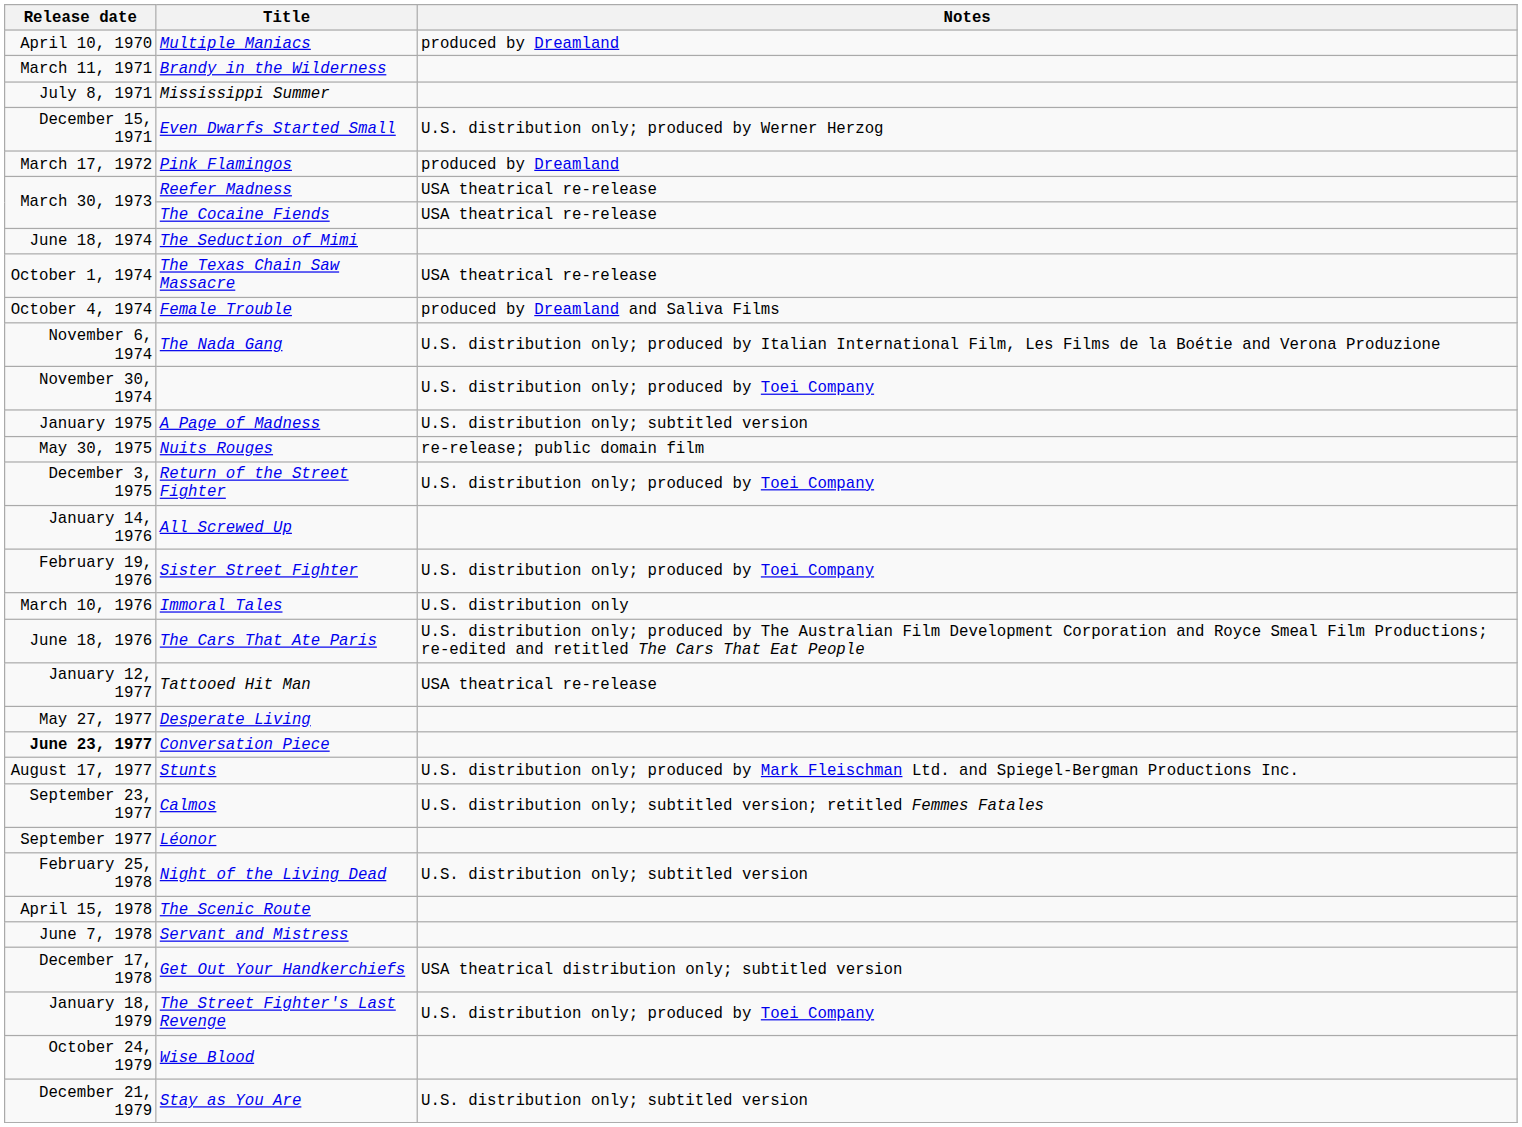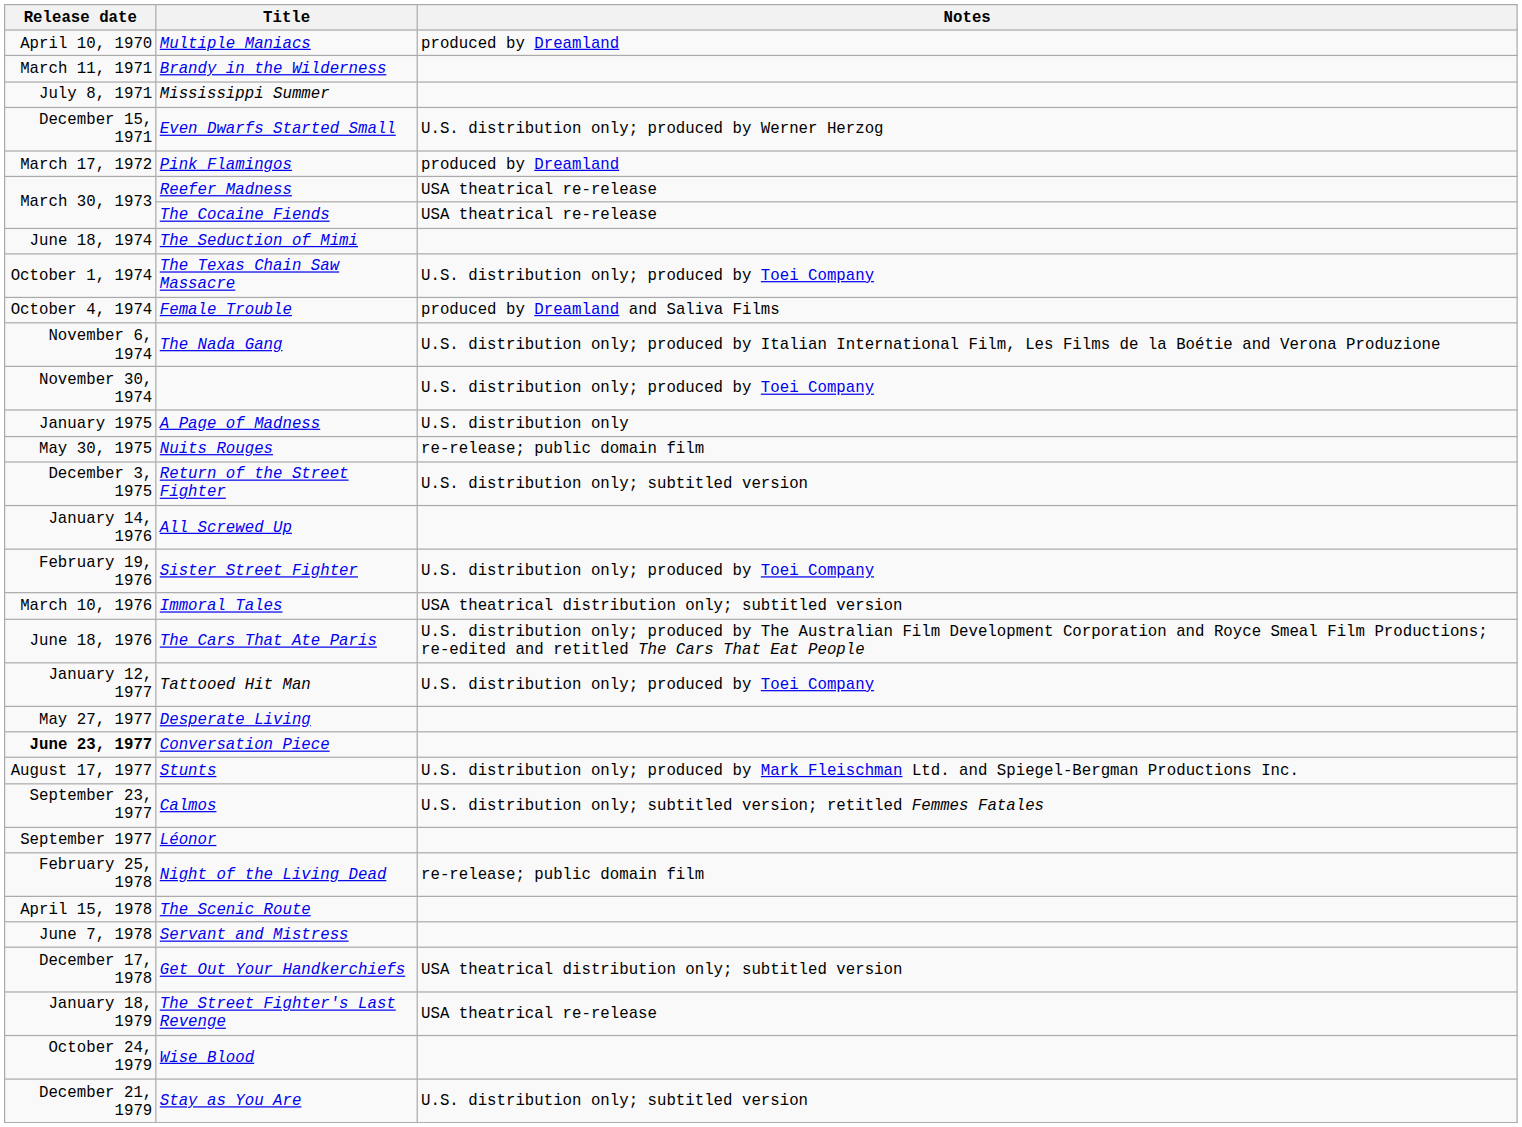(539, 275) USA theatrical re-release -> (648, 275) U.S. distribution only; produced by Toei Company
(615, 423) U.S. distribution only; subtitled version -> (525, 423) U.S. distribution only
(648, 484) U.S. distribution only; produced by Toei Company -> (615, 484) U.S. distribution only; subtitled version
(525, 606) U.S. distribution only -> (662, 606) USA theatrical distribution only; subtitled version
(539, 684) USA theatrical re-release -> (648, 684) U.S. distribution only; produced by Toei Company
(615, 875) U.S. distribution only; subtitled version -> (563, 875) re-release; public domain film
(648, 1013) U.S. distribution only; produced by Toei Company -> (539, 1013) USA theatrical re-release
